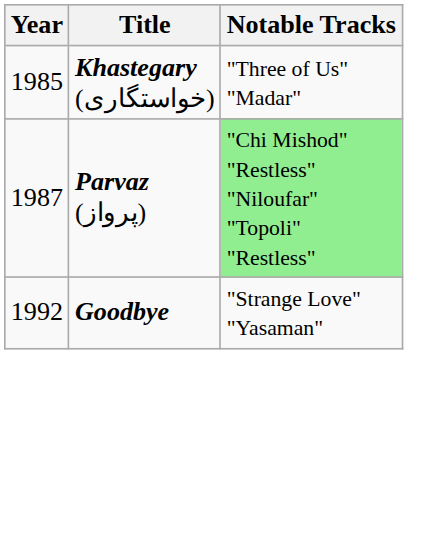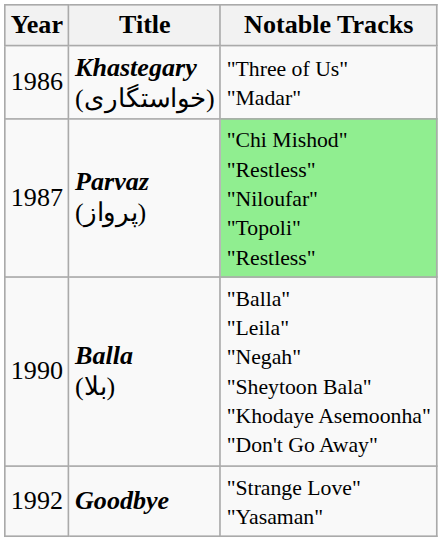(37, 82) 1985 -> (37, 82) 1986
+ row: (104, 370)
